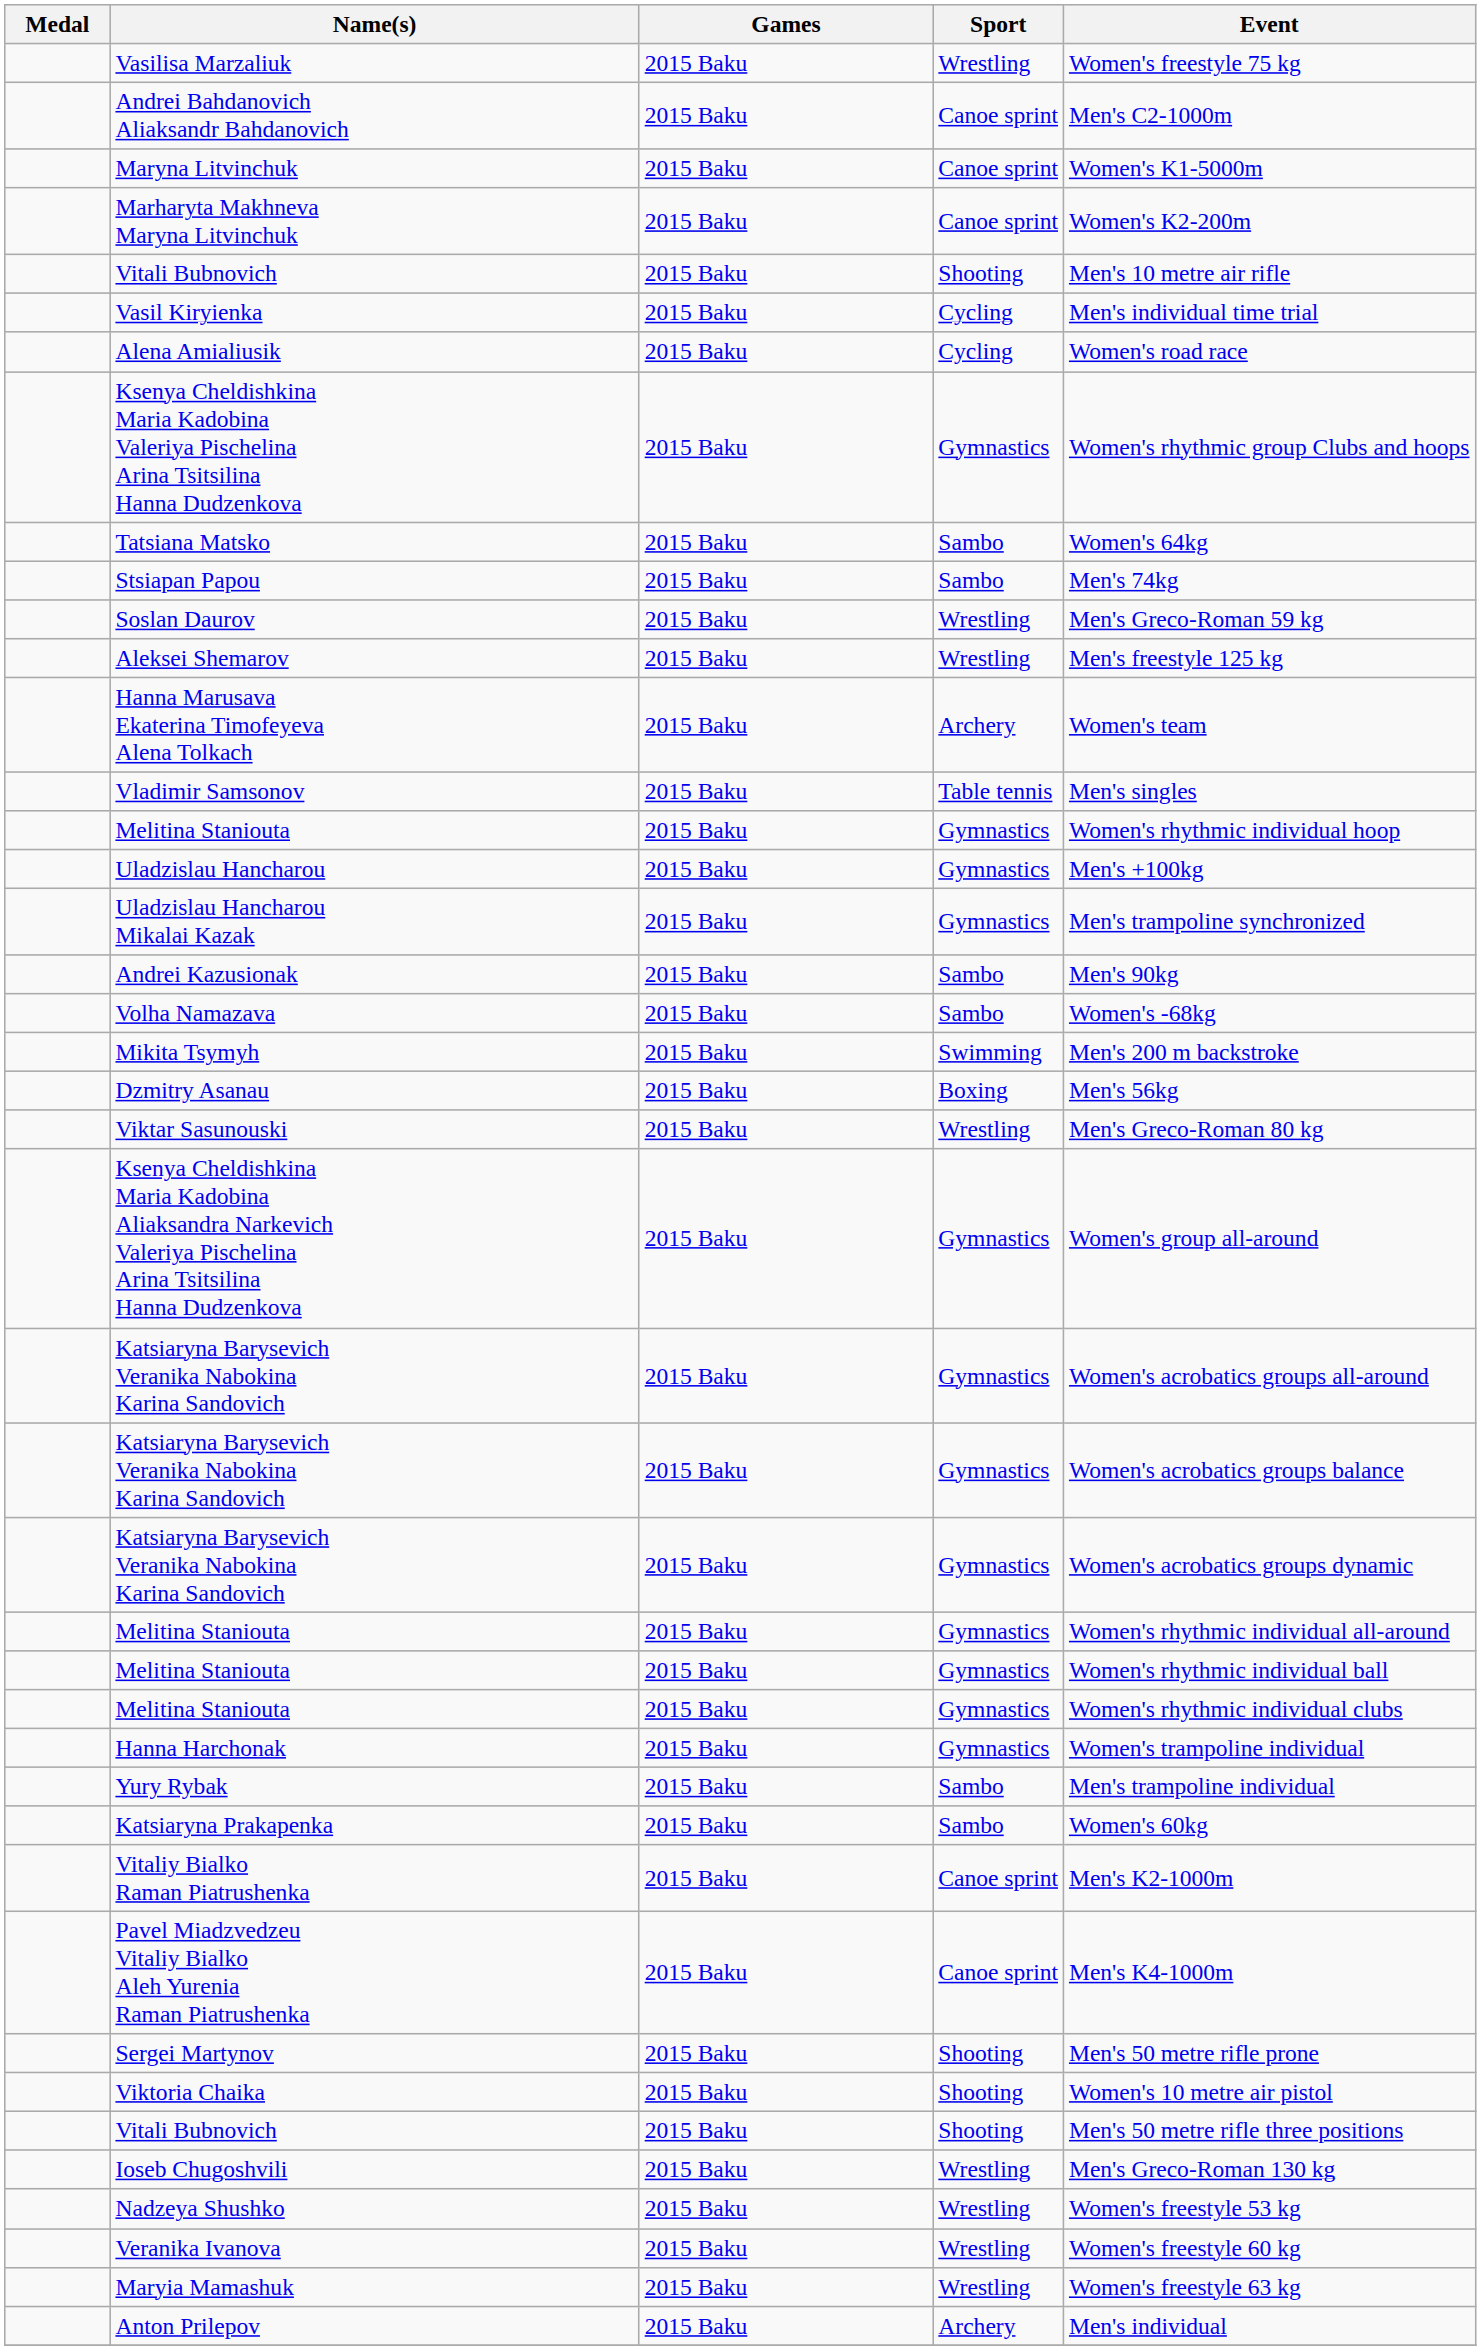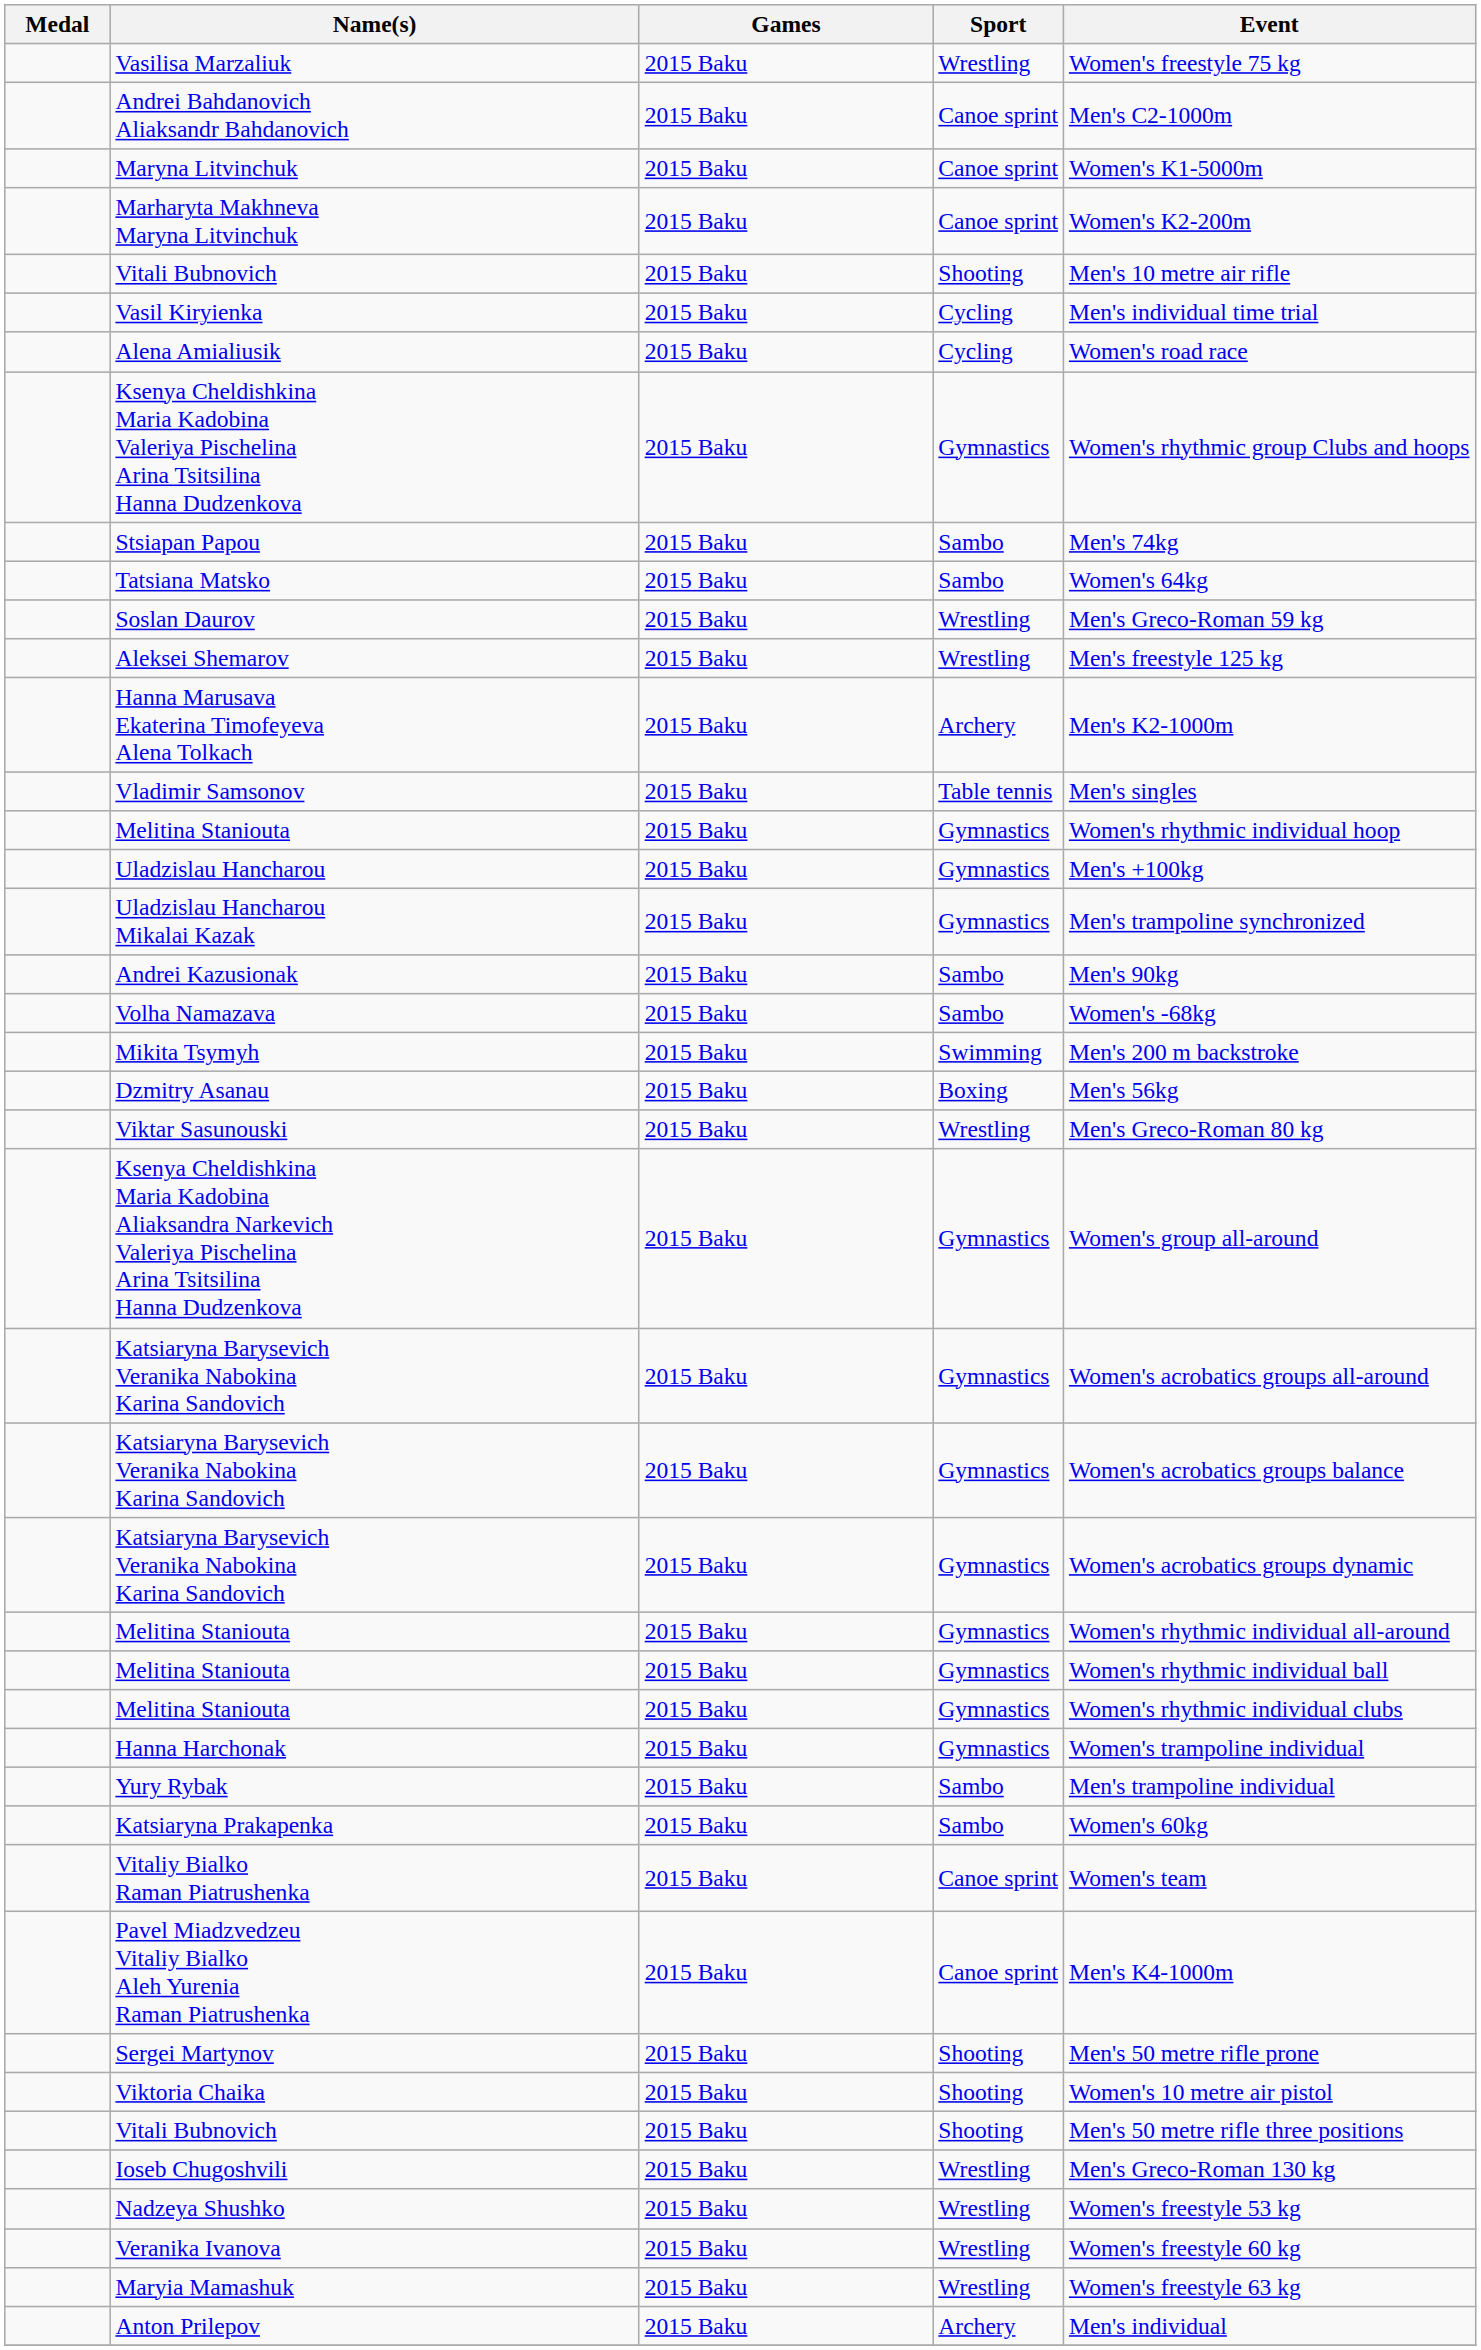rows swapped: (188, 579) <-> (193, 541)
(1138, 724) Women's team -> (1151, 724) Men's K2-1000m
(1151, 1878) Men's K2-1000m -> (1138, 1878) Women's team
